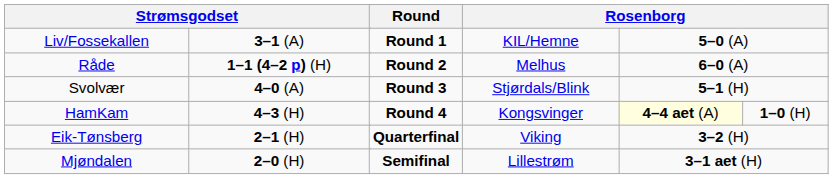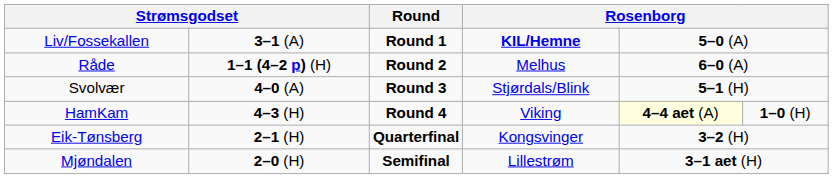(541, 40) normal -> (541, 40) bold
(541, 112) Kongsvinger -> (541, 112) Viking
(541, 137) Viking -> (541, 137) Kongsvinger
